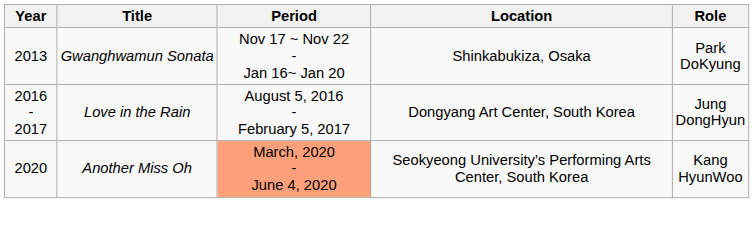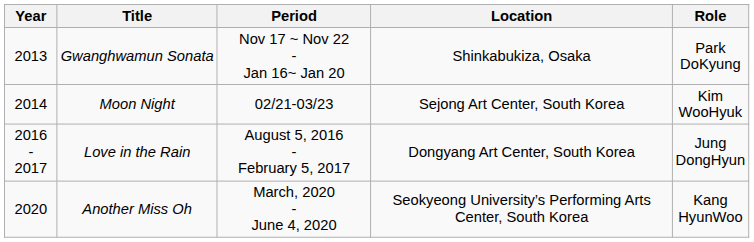+ row: (137, 104)
(294, 169) lightsalmon background -> (294, 208) no background
